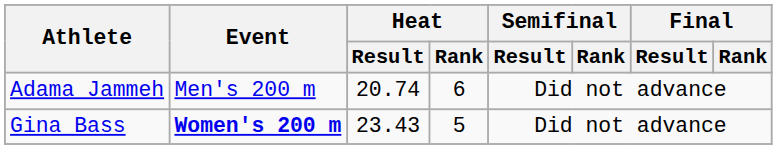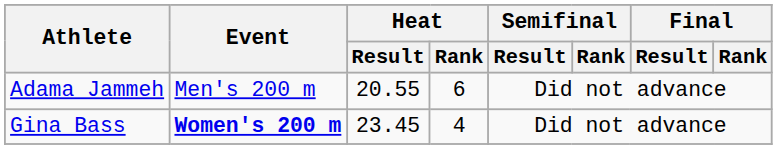(388, 90) 20.74 -> (388, 90) 20.55
(388, 126) 23.43 -> (388, 126) 23.45
(459, 126) 5 -> (459, 126) 4
